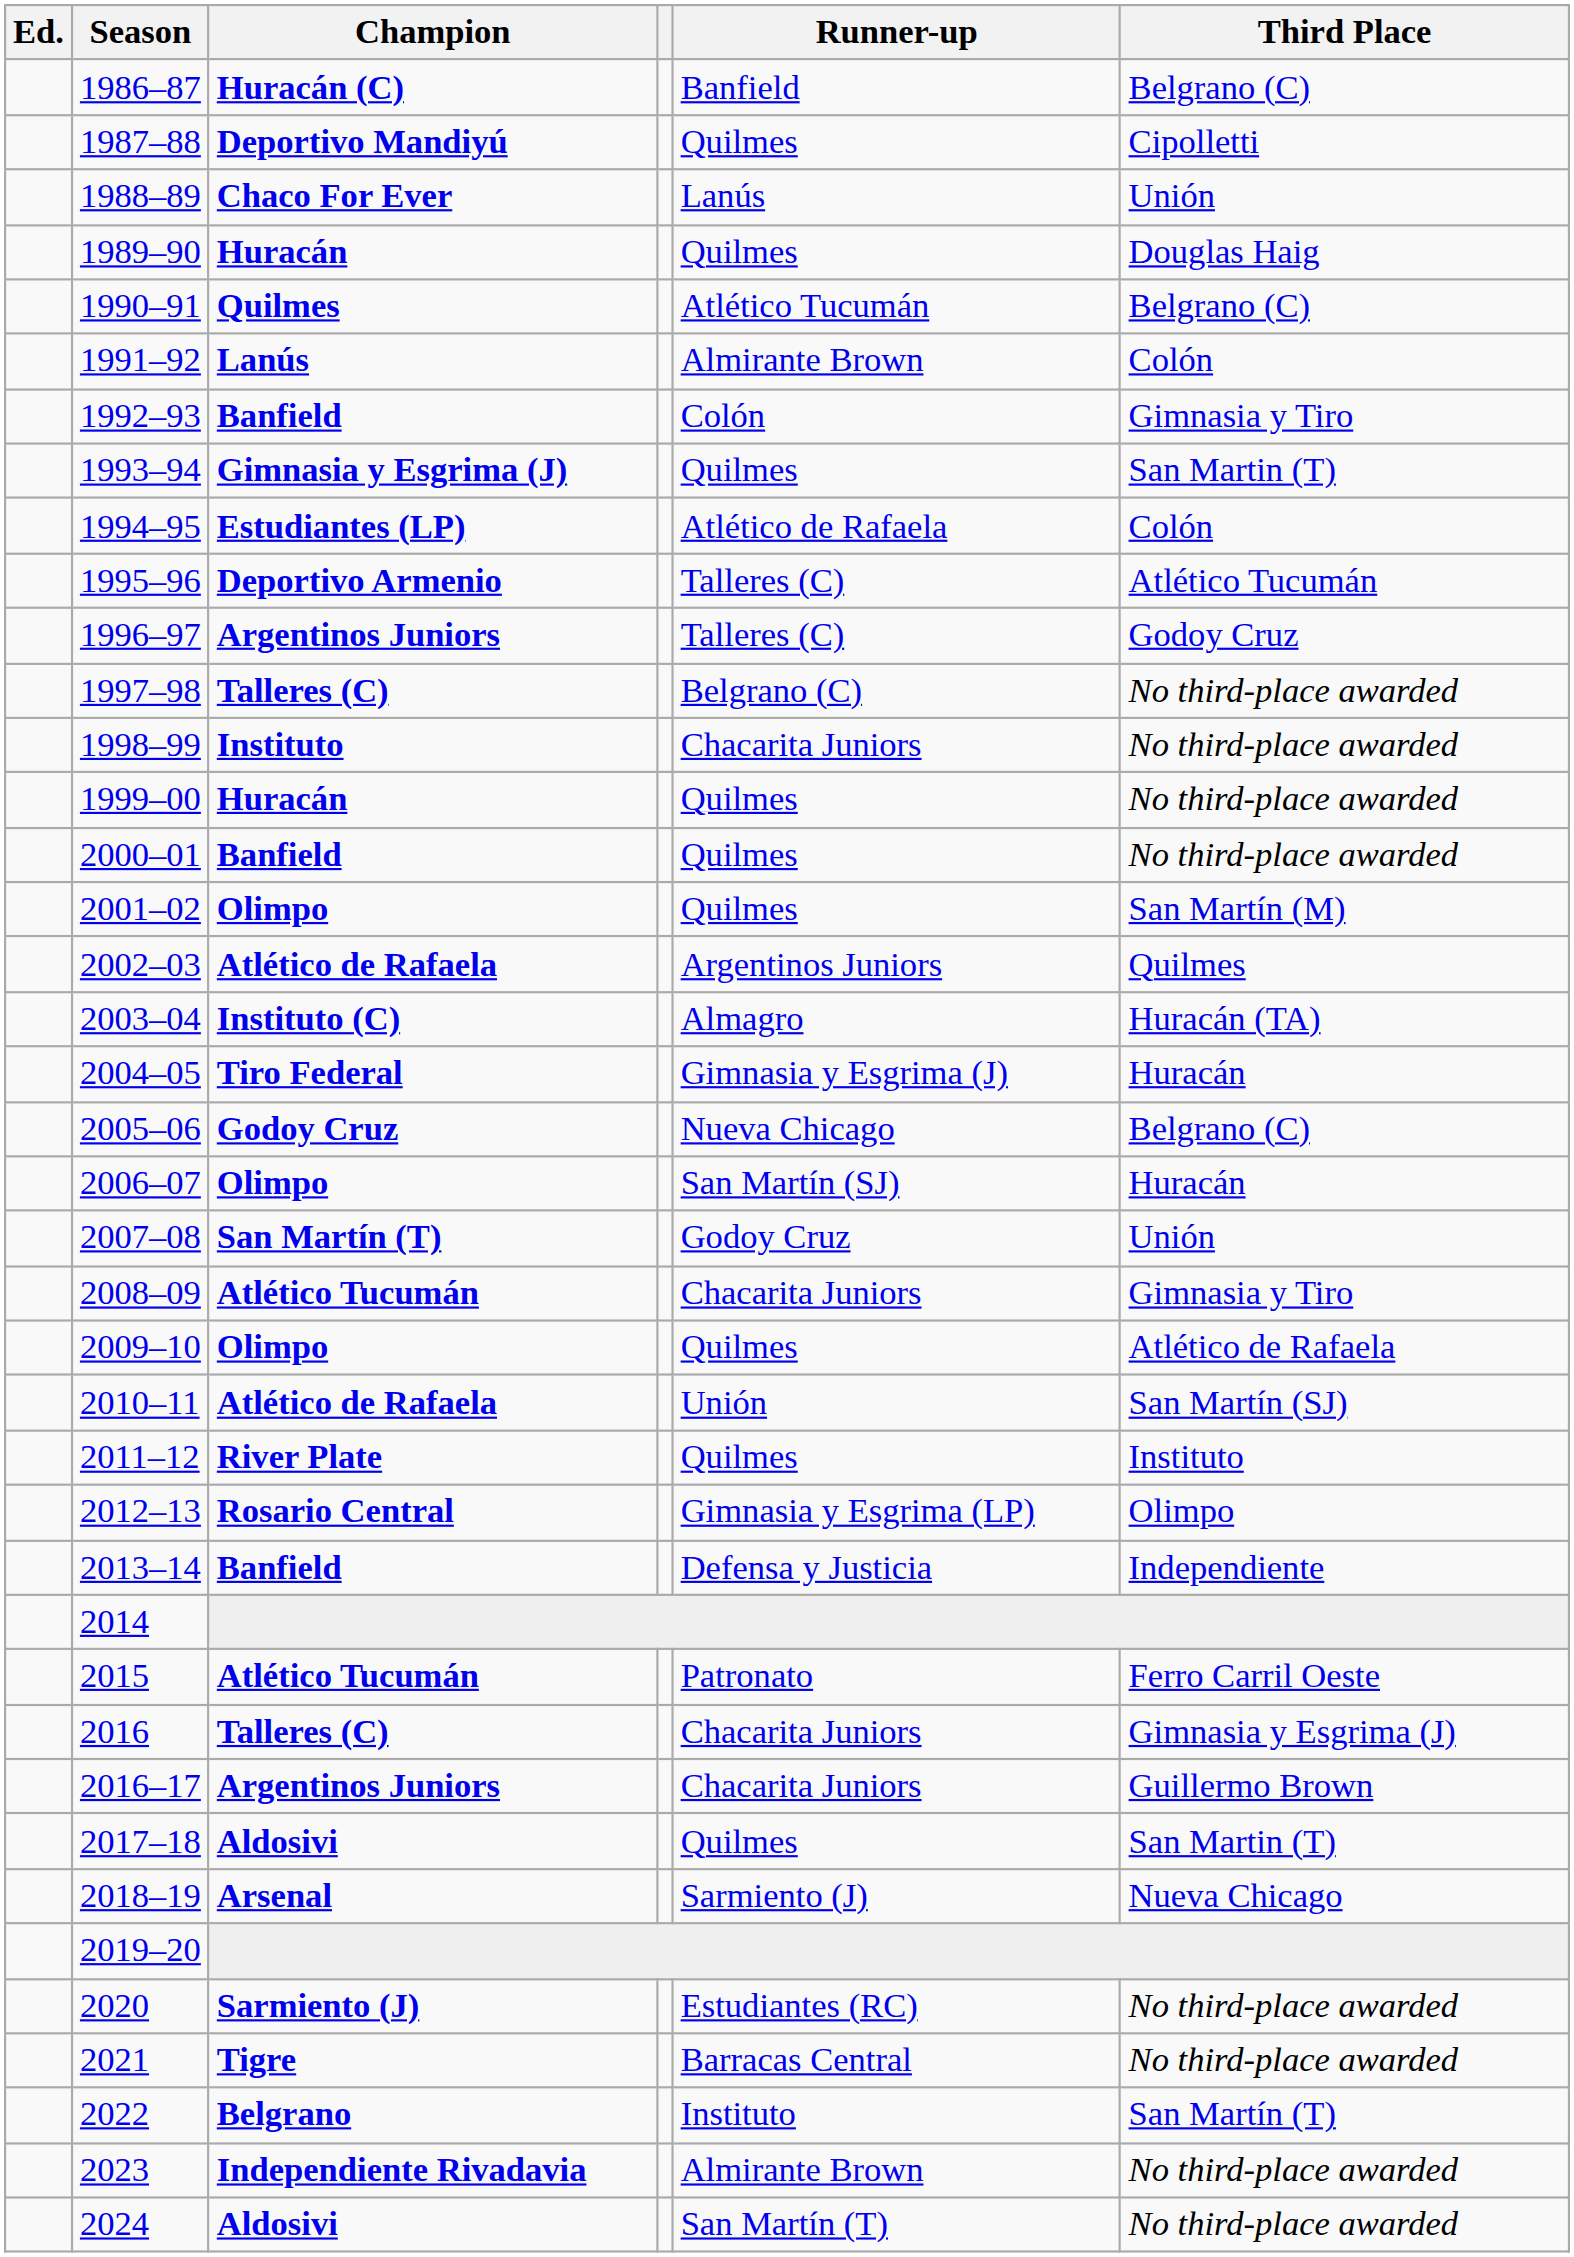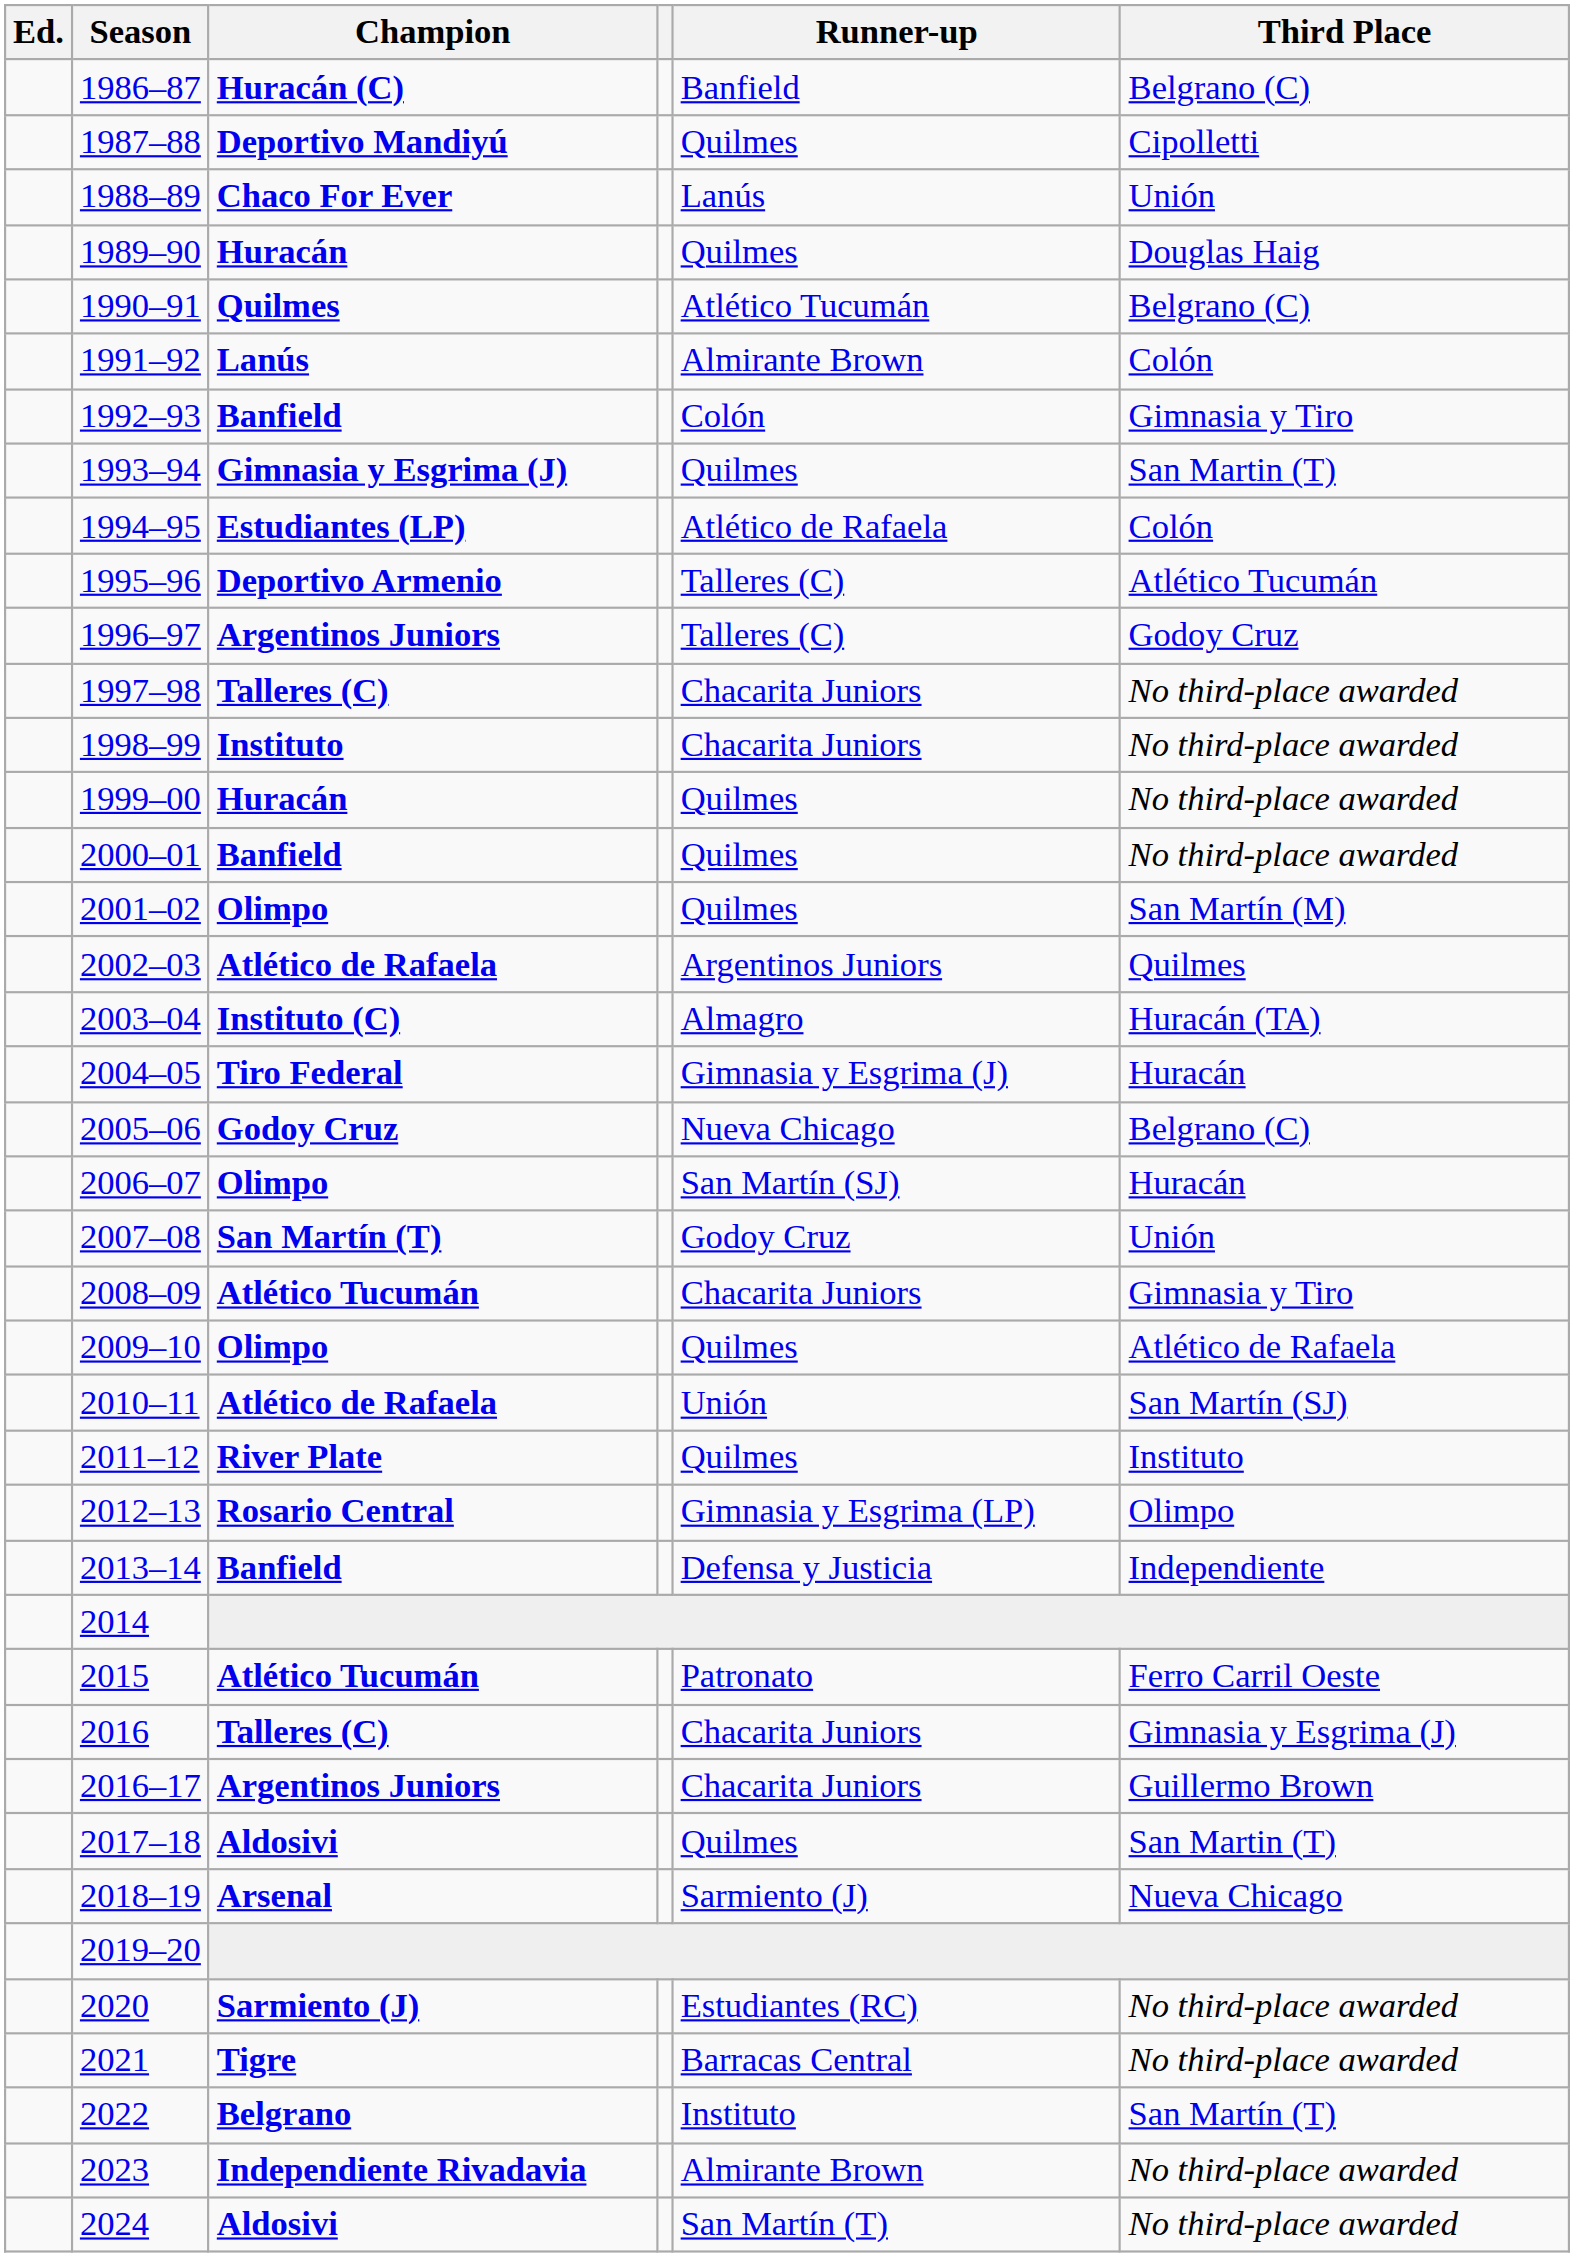(771, 689) Belgrano (C) -> (801, 689) Chacarita Juniors
